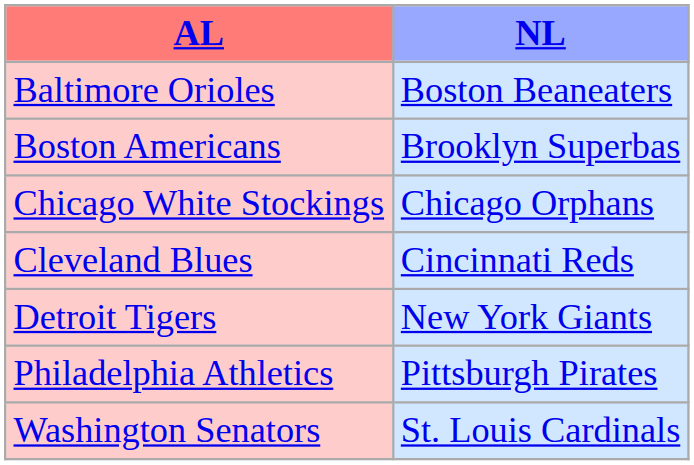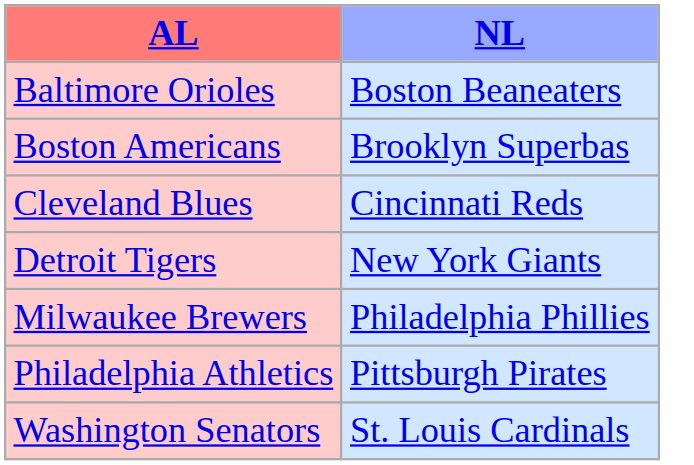- row: (199, 203)
+ row: (160, 316)
